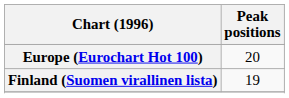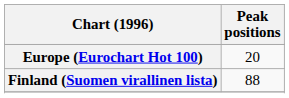(252, 80) 19 -> (252, 80) 88
